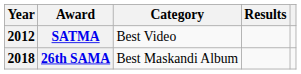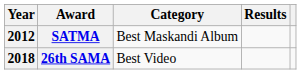(146, 36) Best Video -> (177, 36) Best Maskandi Album
(177, 58) Best Maskandi Album -> (146, 58) Best Video
